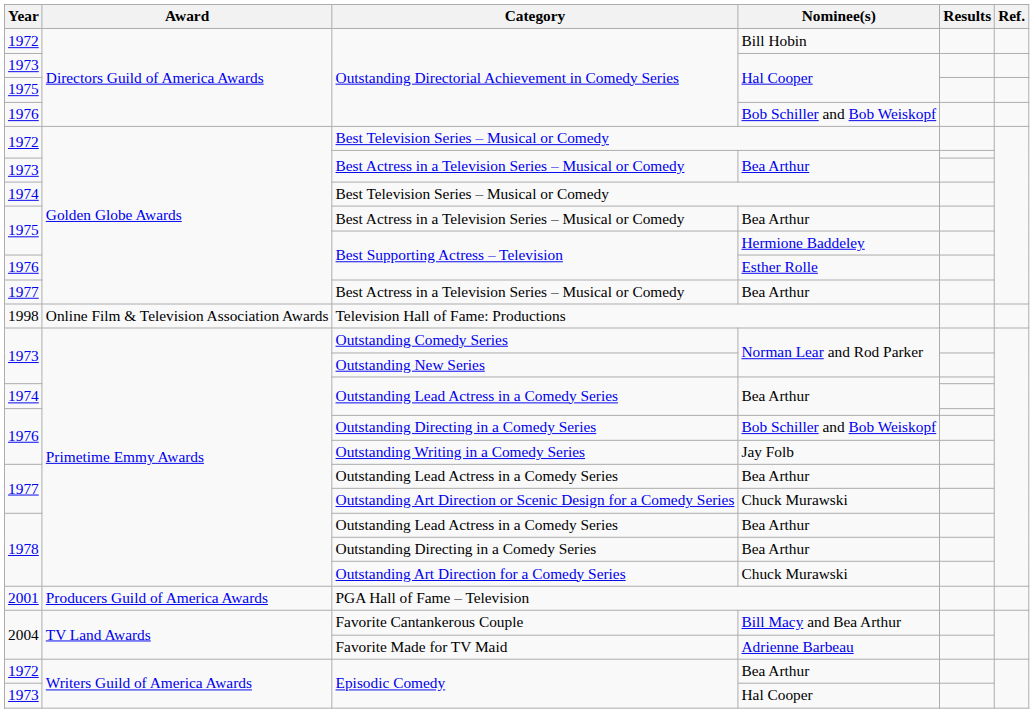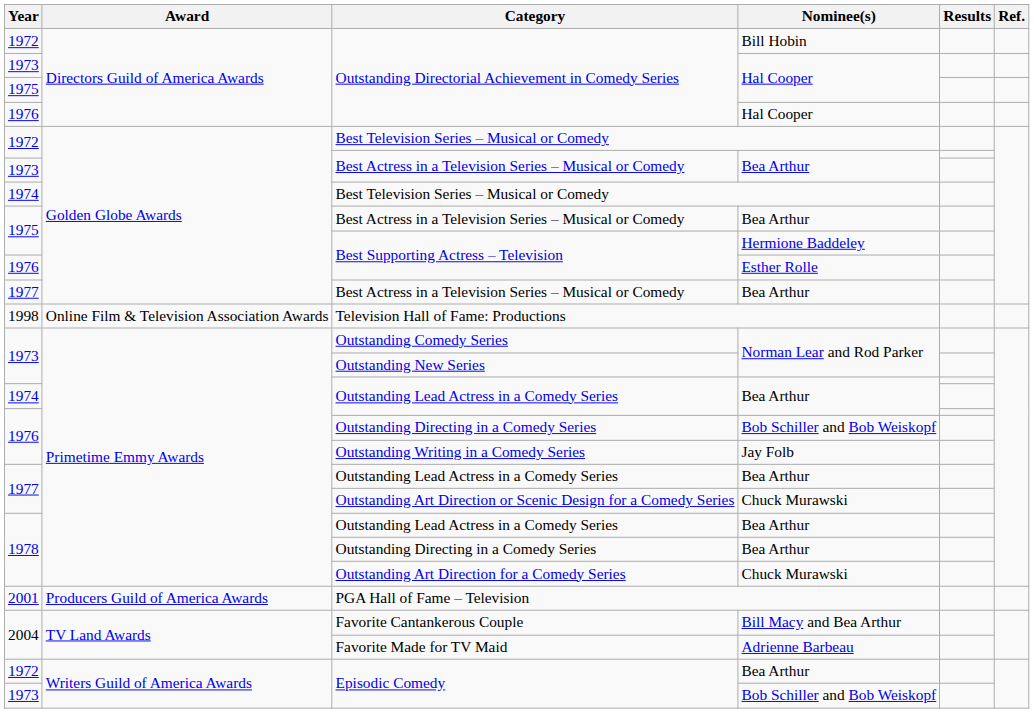(839, 114) Bob Schiller and Bob Weiskopf -> (777, 114) Hal Cooper
(777, 695) Hal Cooper -> (839, 695) Bob Schiller and Bob Weiskopf
